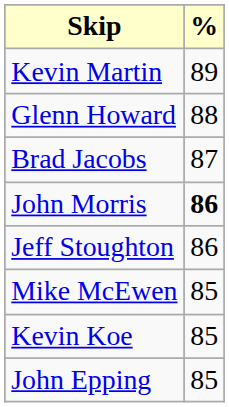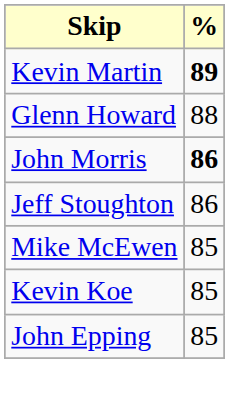(204, 70) normal -> (204, 70) bold
- row: (79, 159)
